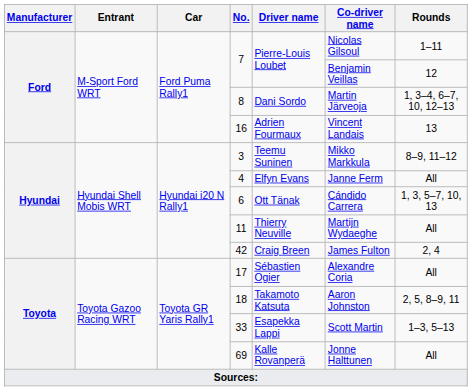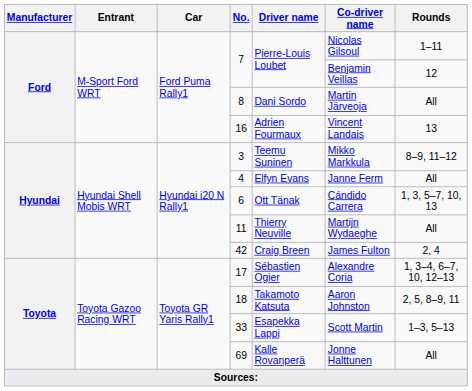(431, 101) 1, 3–4, 6–7, 10, 12–13 -> (431, 101) All
(431, 272) All -> (431, 272) 1, 3–4, 6–7, 10, 12–13
